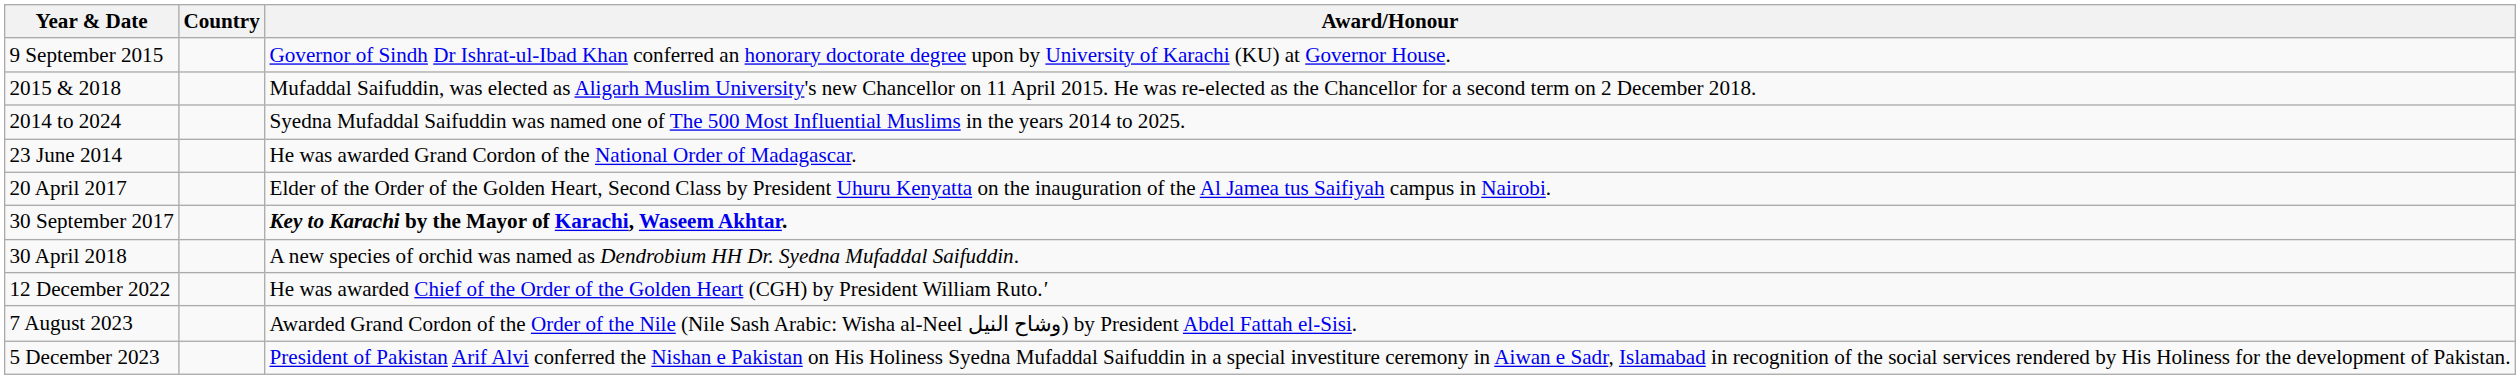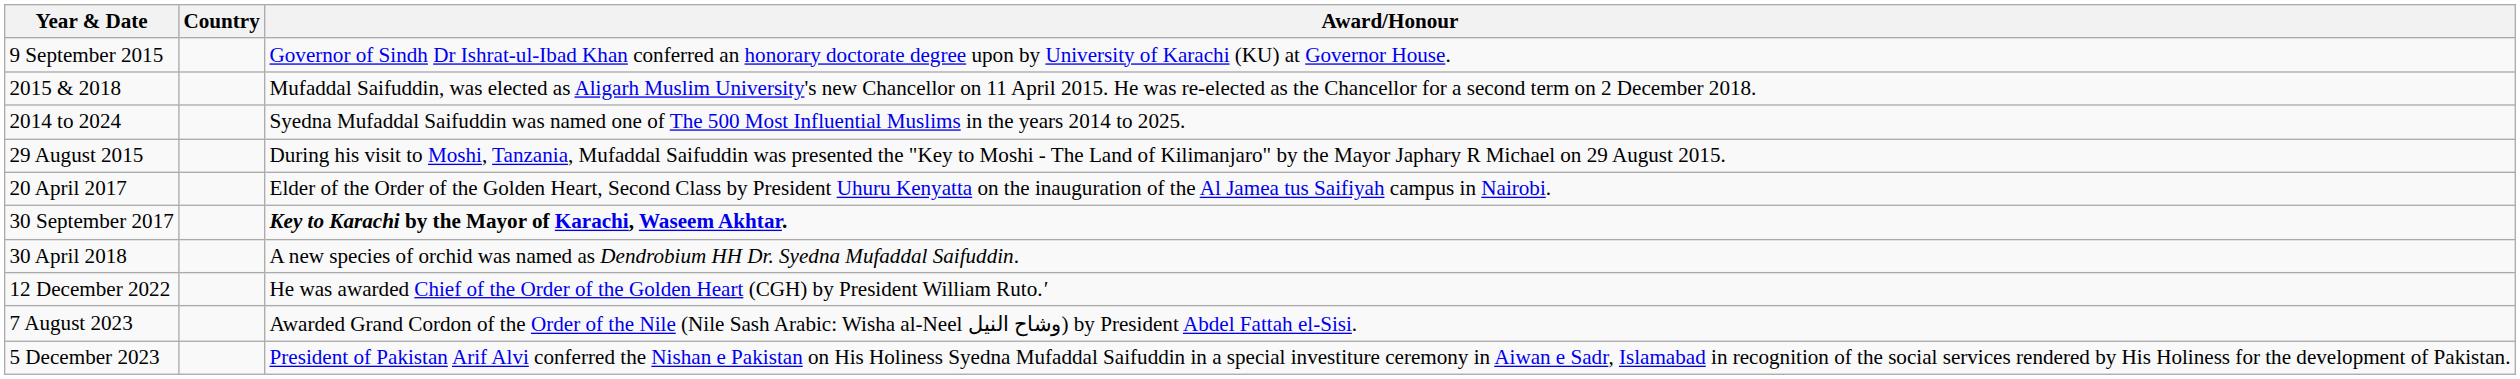- row: (66, 155)
+ row: (76, 155)
